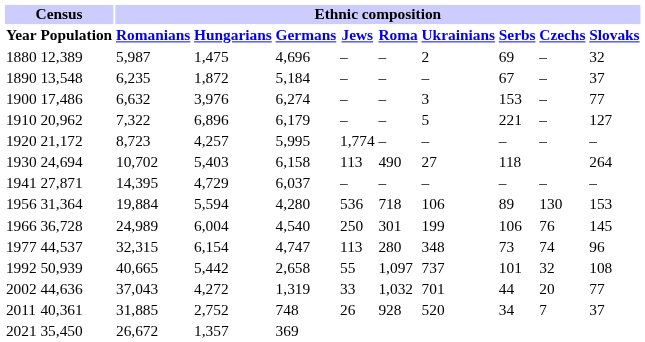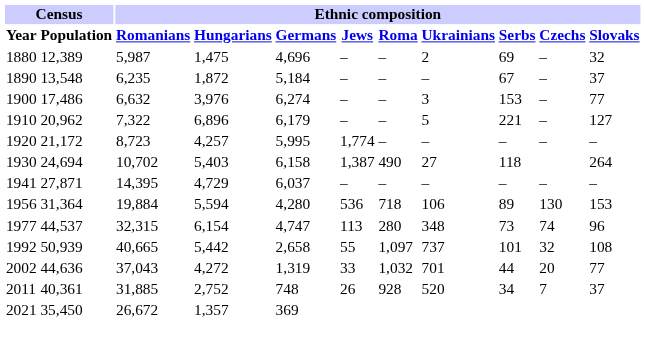(351, 162) 113 -> (357, 162) 1,387
- row: (21, 225)
